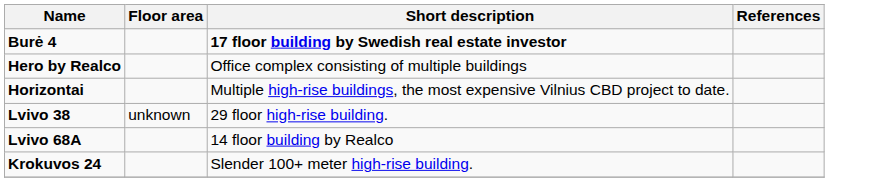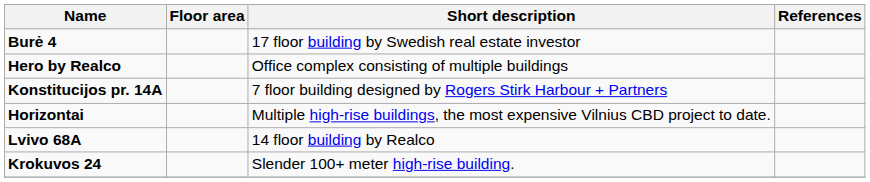(388, 41) bold -> (416, 41) normal
+ row: (85, 90)
- row: (39, 115)
